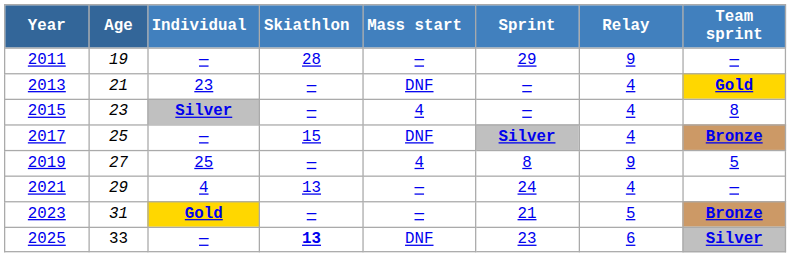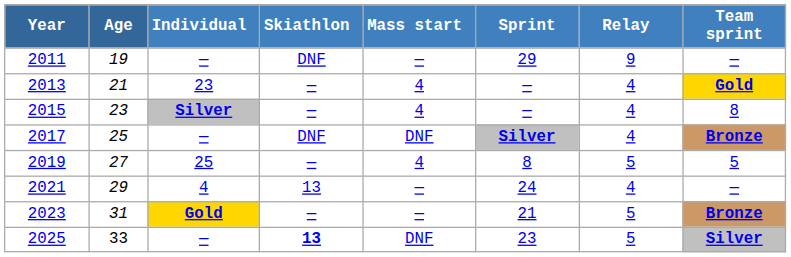(312, 61) 28 -> (312, 61) DNF
(419, 87) DNF -> (419, 87) 4
(312, 138) 15 -> (312, 138) DNF
(631, 163) 9 -> (631, 163) 5
(631, 240) 6 -> (631, 240) 5
